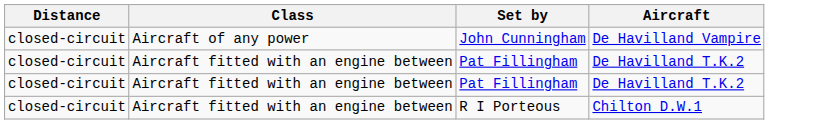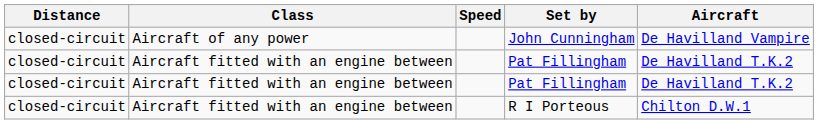+ column: (480, 16)
